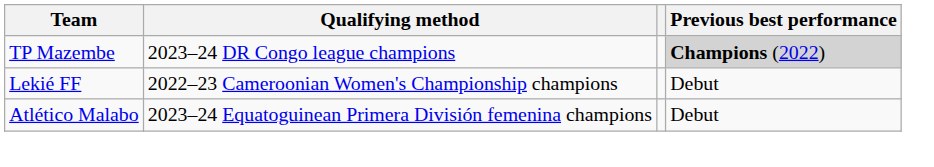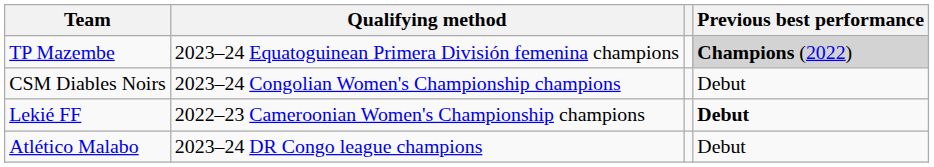(302, 51) 2023–24 DR Congo league champions -> (427, 51) 2023–24 Equatoguinean Primera División femenina champions
+ row: (87, 83)
(695, 83) normal -> (723, 114) bold
(400, 114) 2023–24 Equatoguinean Primera División femenina champions -> (329, 146) 2023–24 DR Congo league champions
